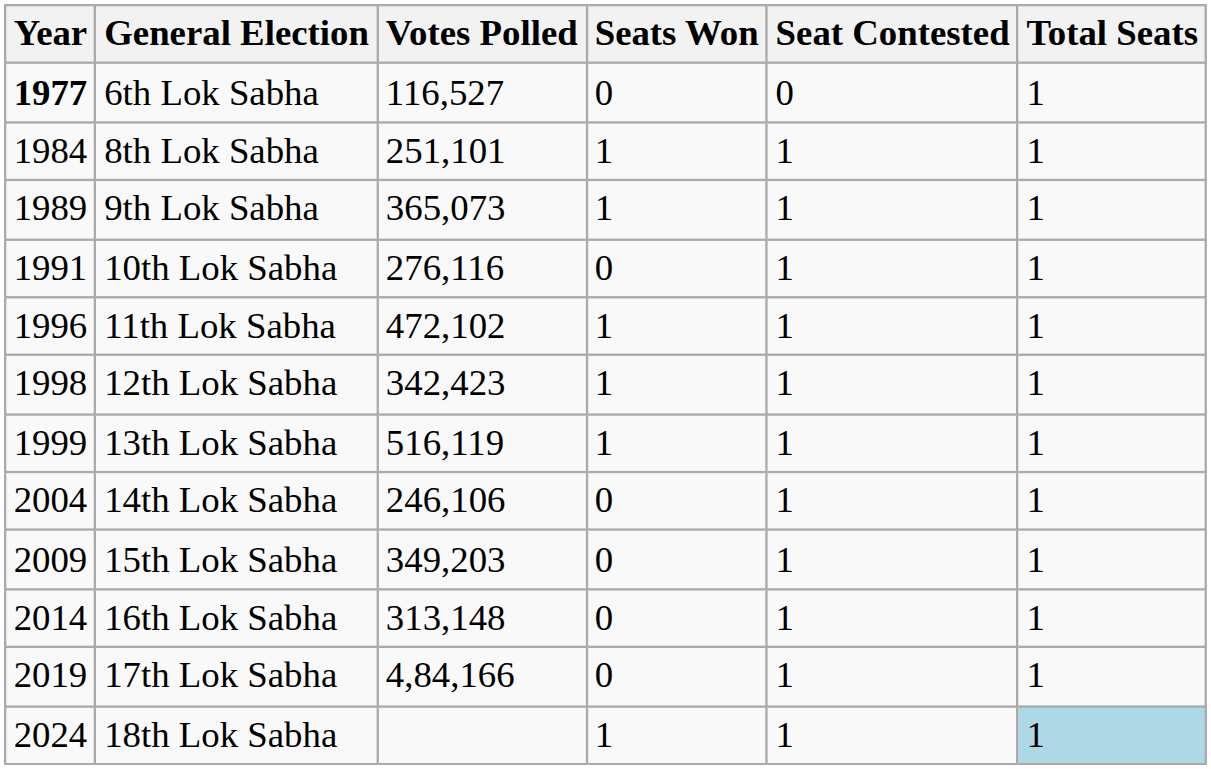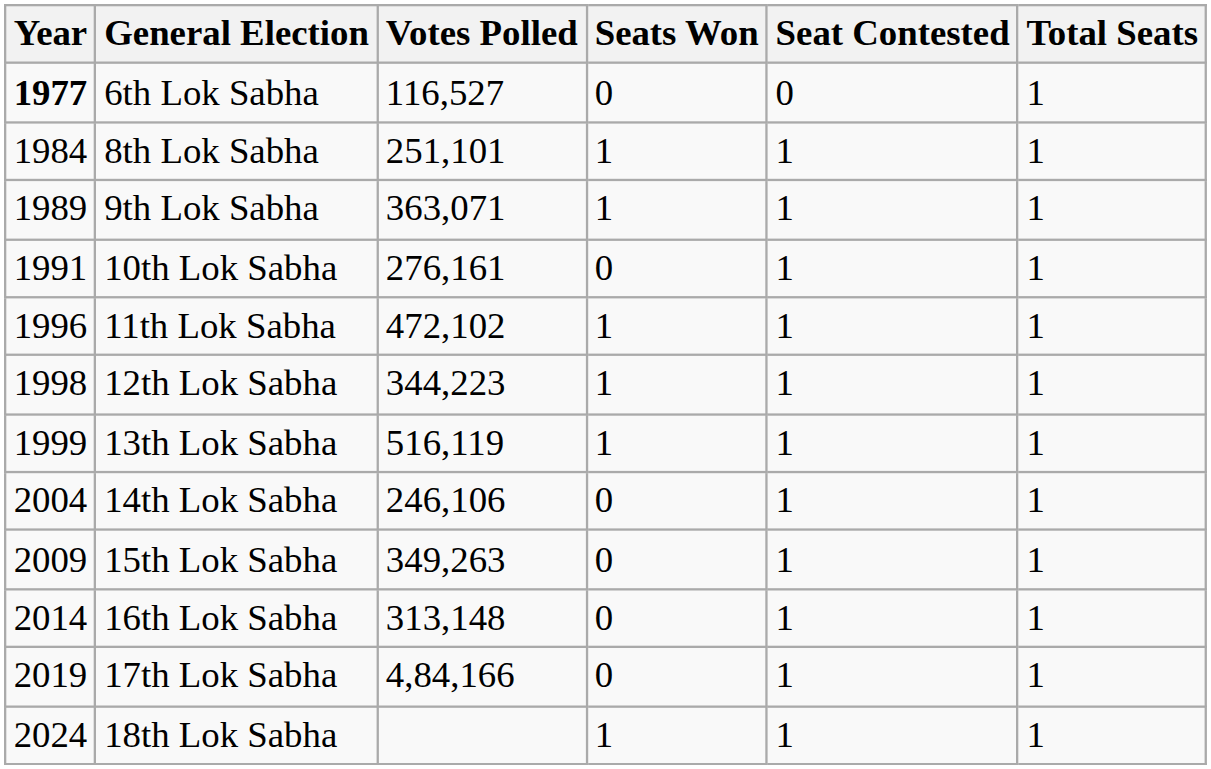(446, 208) 365,073 -> (446, 208) 363,071
(445, 267) 276,116 -> (446, 267) 276,161
(446, 383) 342,423 -> (446, 383) 344,223
(446, 558) 349,203 -> (446, 558) 349,263
(1036, 734) lightblue background -> (1036, 734) no background
